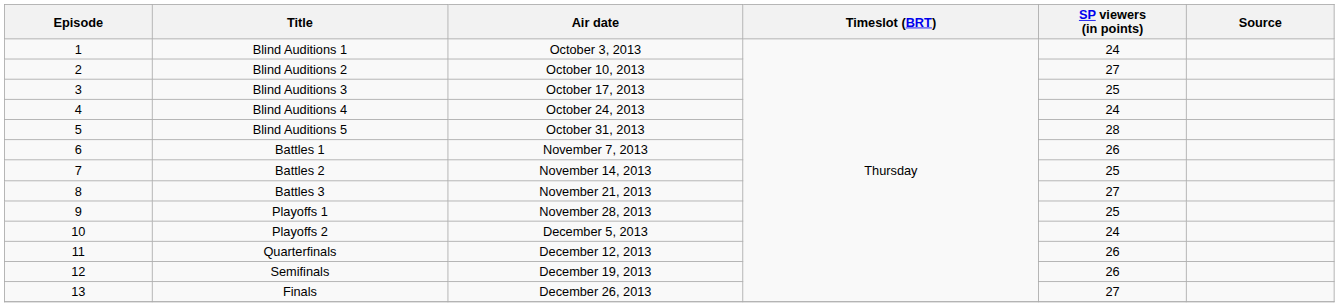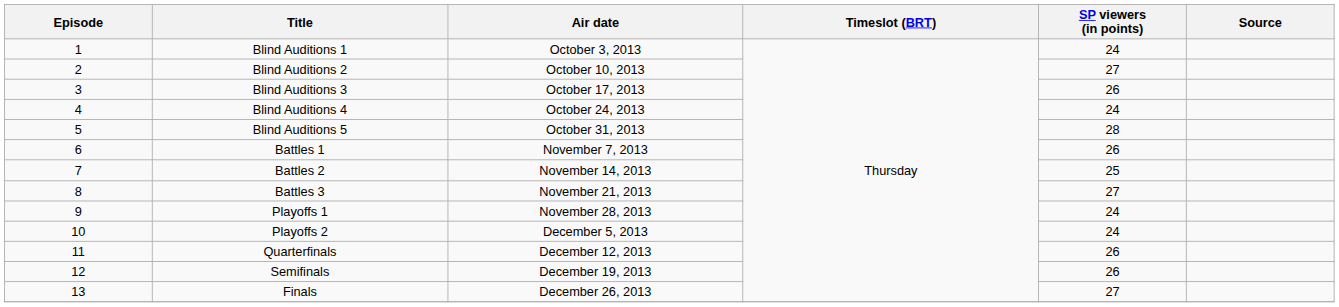(1113, 90) 25 -> (1113, 90) 26
(1113, 211) 25 -> (1113, 211) 24
